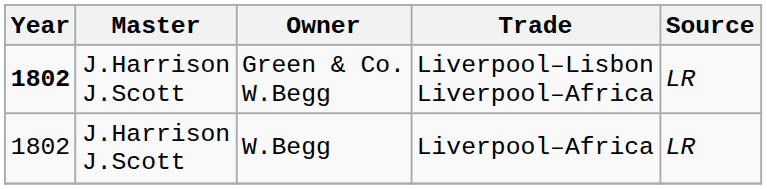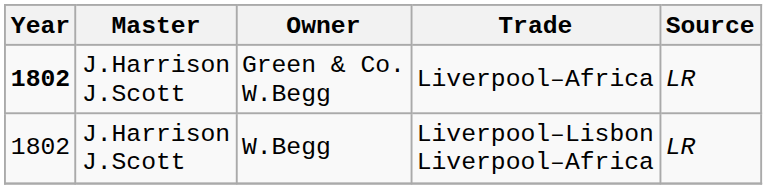(535, 80) Liverpool–Lisbon Liverpool–Africa -> (535, 80) Liverpool–Africa
(535, 148) Liverpool–Africa -> (535, 148) Liverpool–Lisbon Liverpool–Africa
